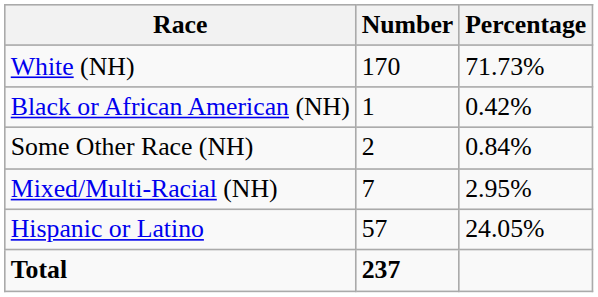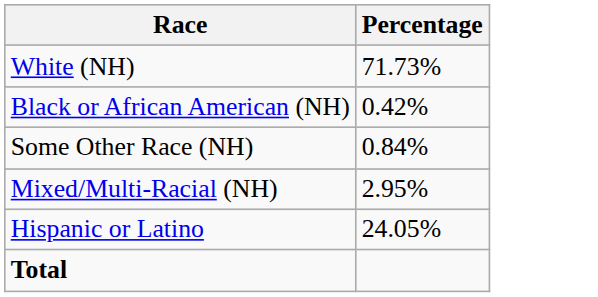- column: (407, 24)
